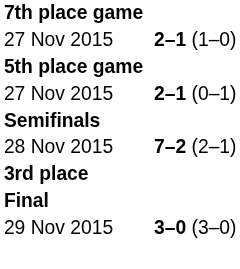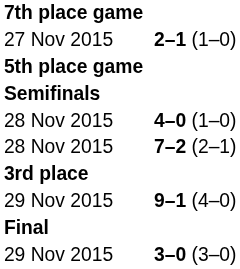- row: (59, 93)
+ row: (59, 120)
+ row: (59, 200)
